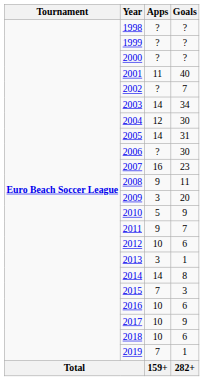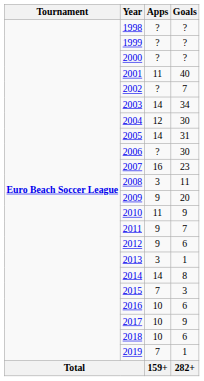(158, 182) 9 -> (158, 182) 3
(158, 197) 3 -> (158, 197) 9
(158, 213) 5 -> (158, 213) 11
(158, 244) 10 -> (158, 244) 9
